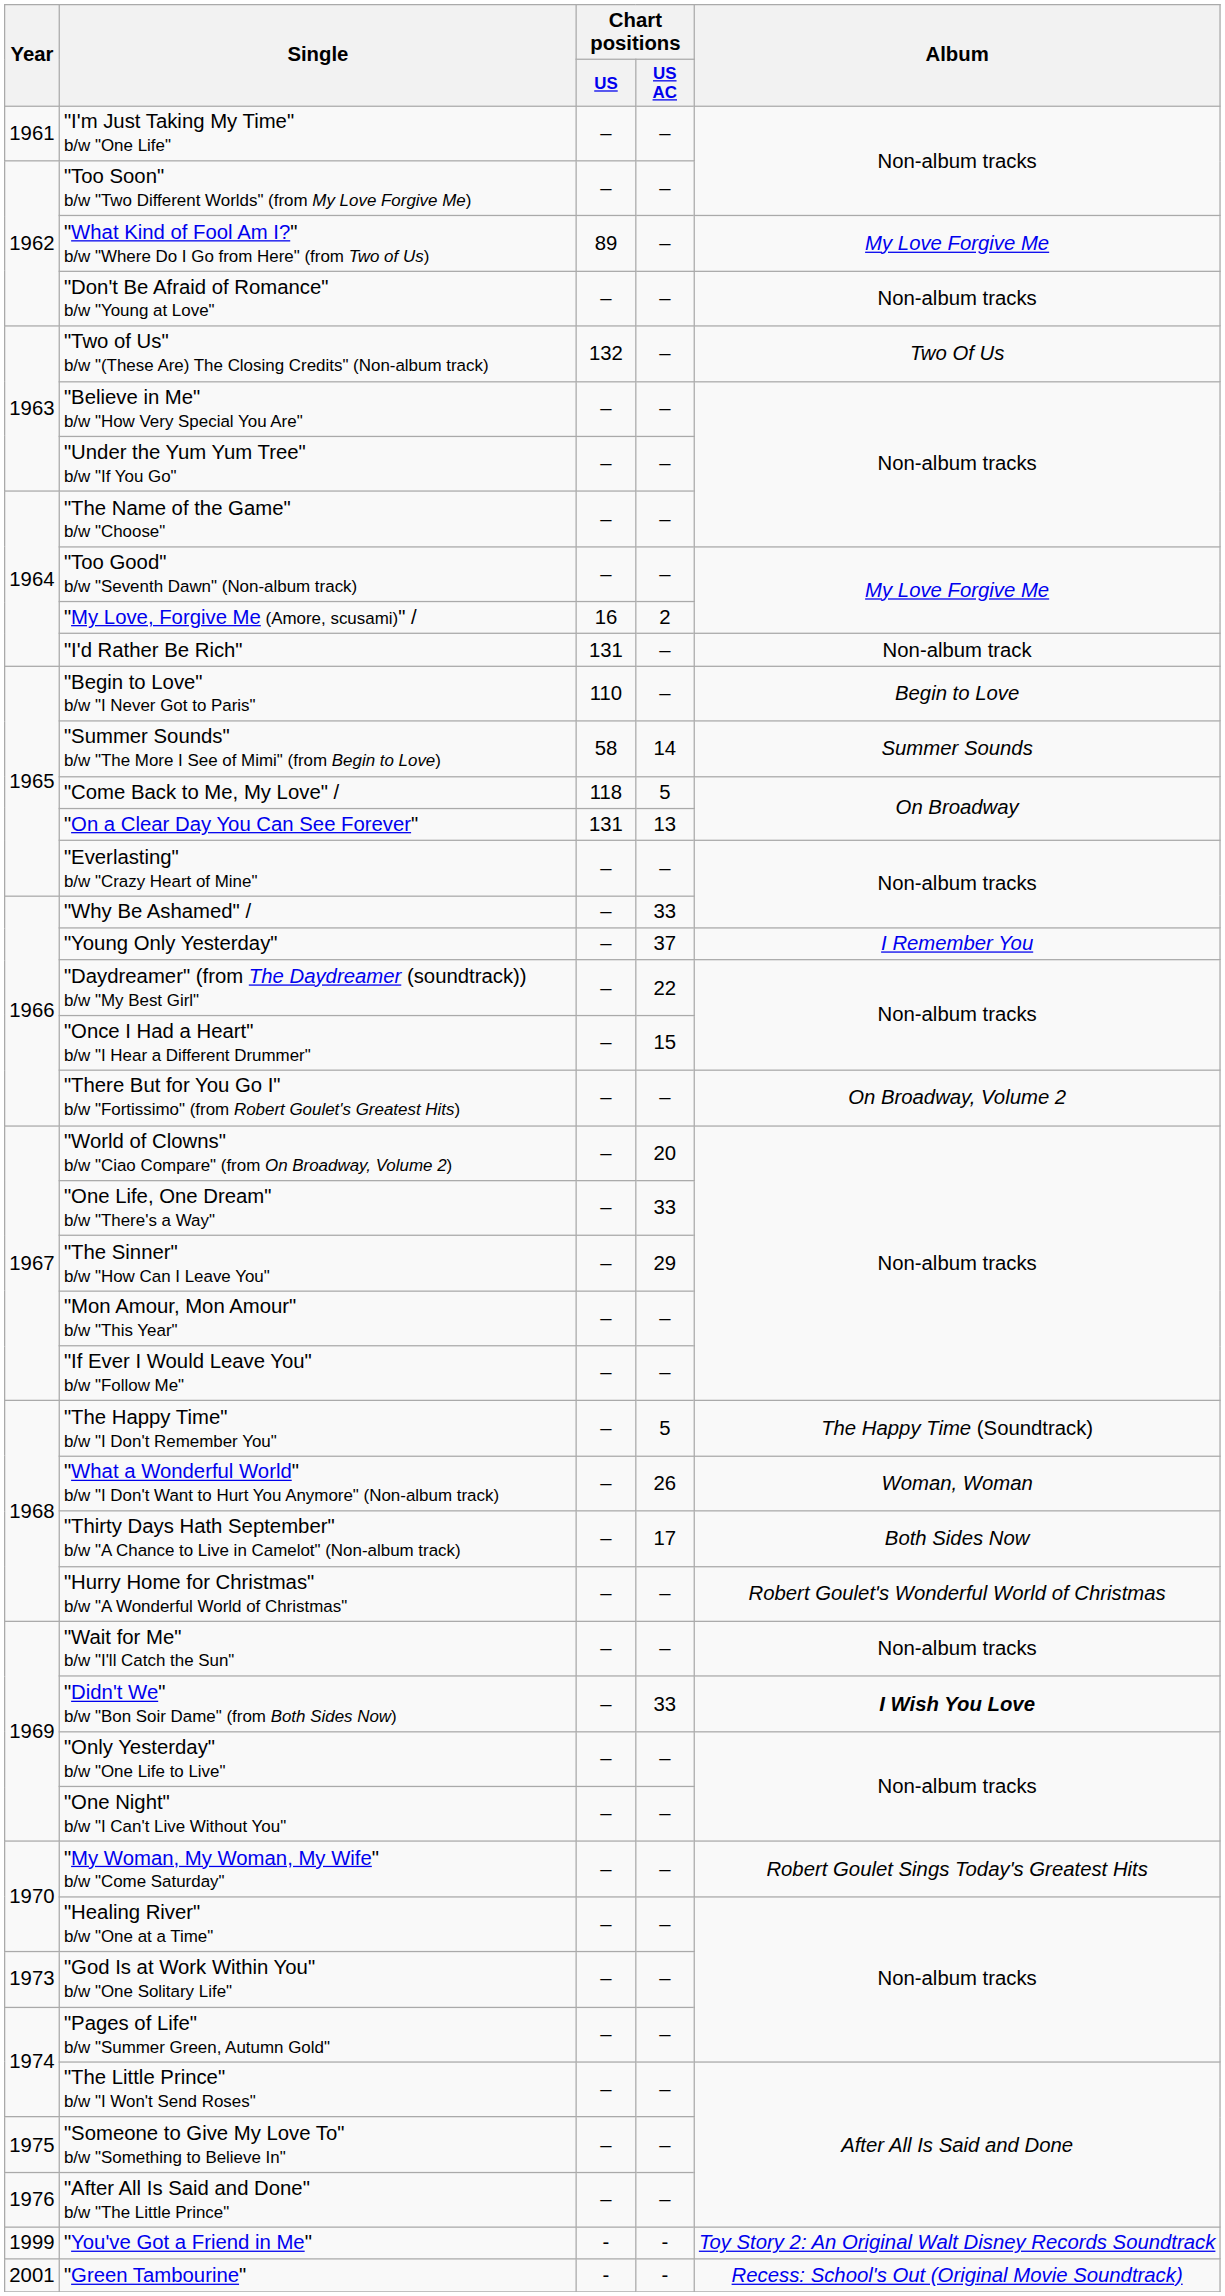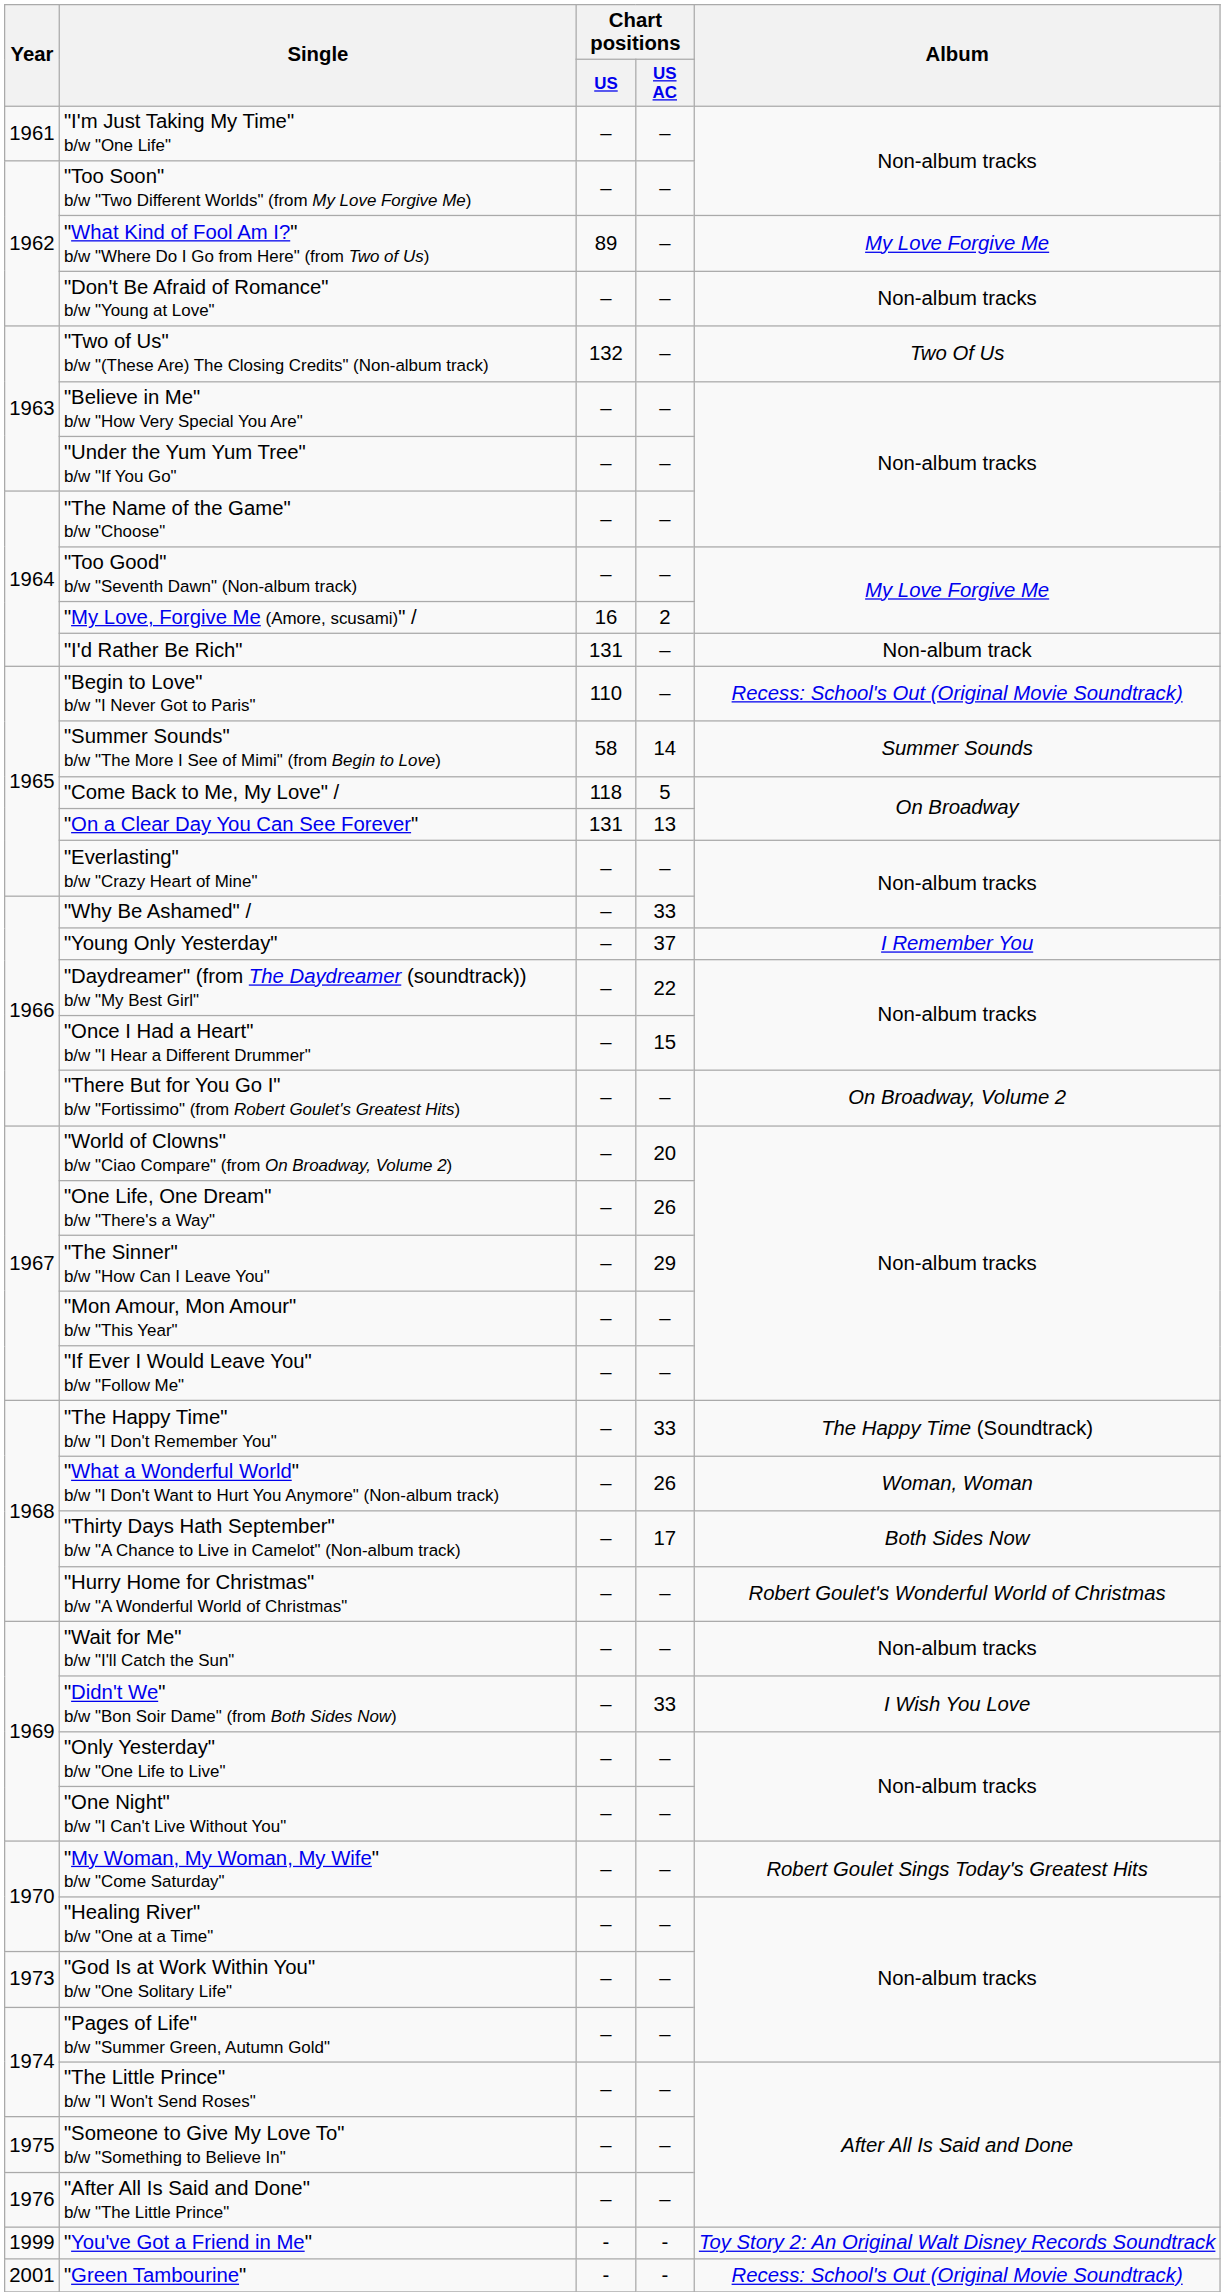(957, 693) Begin to Love -> (957, 693) Recess: School's Out (Original Movie Soundtrack)
(665, 1207) 33 -> (665, 1207) 26
(665, 1428) 5 -> (665, 1428) 33
(957, 1703) bold -> (957, 1703) normal
